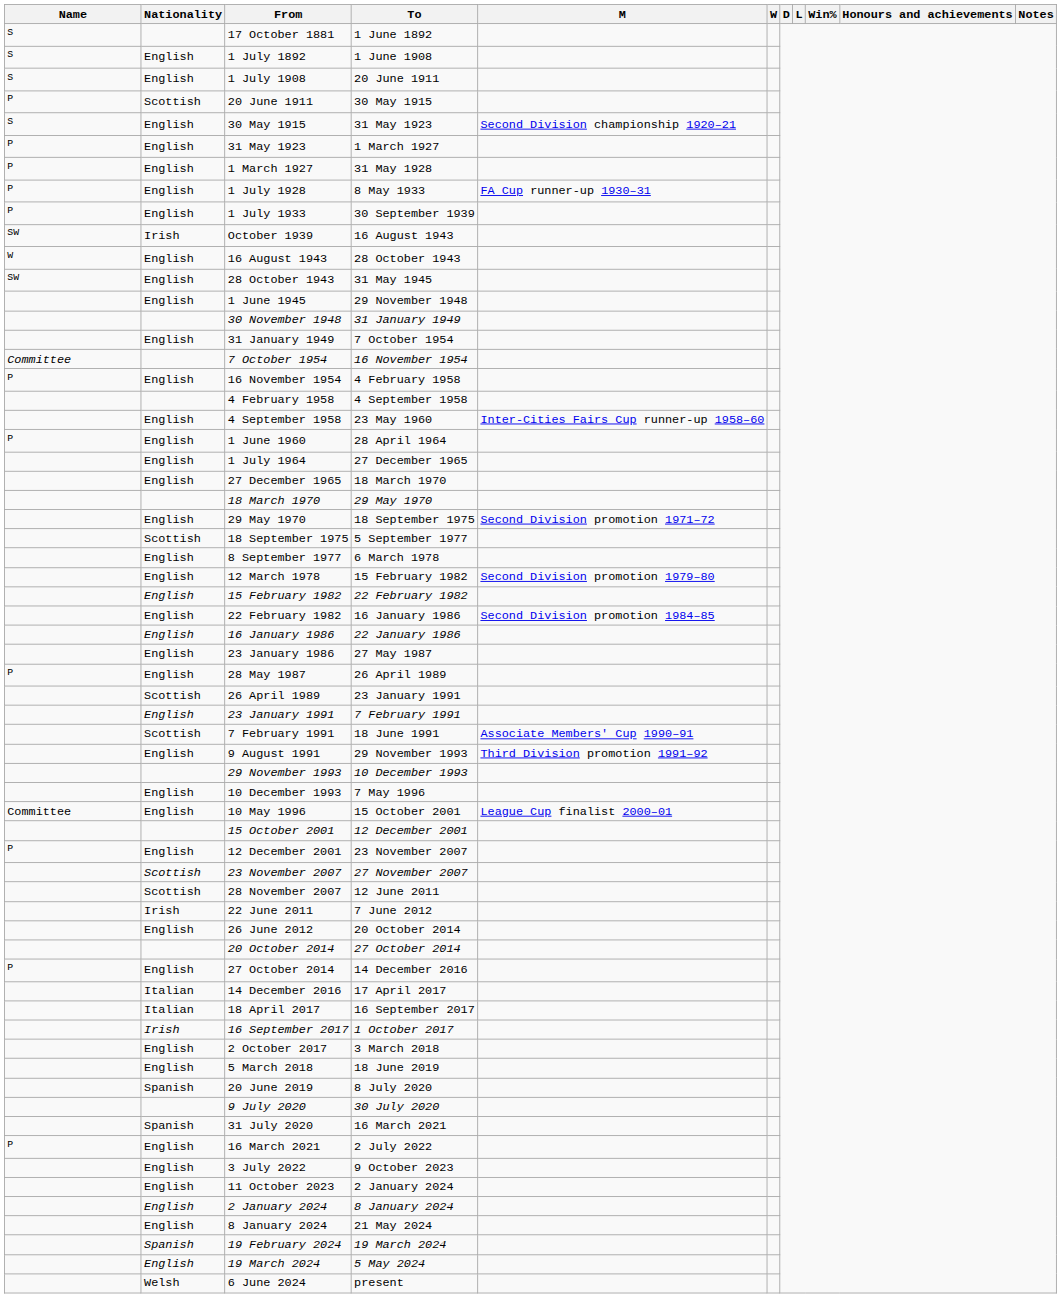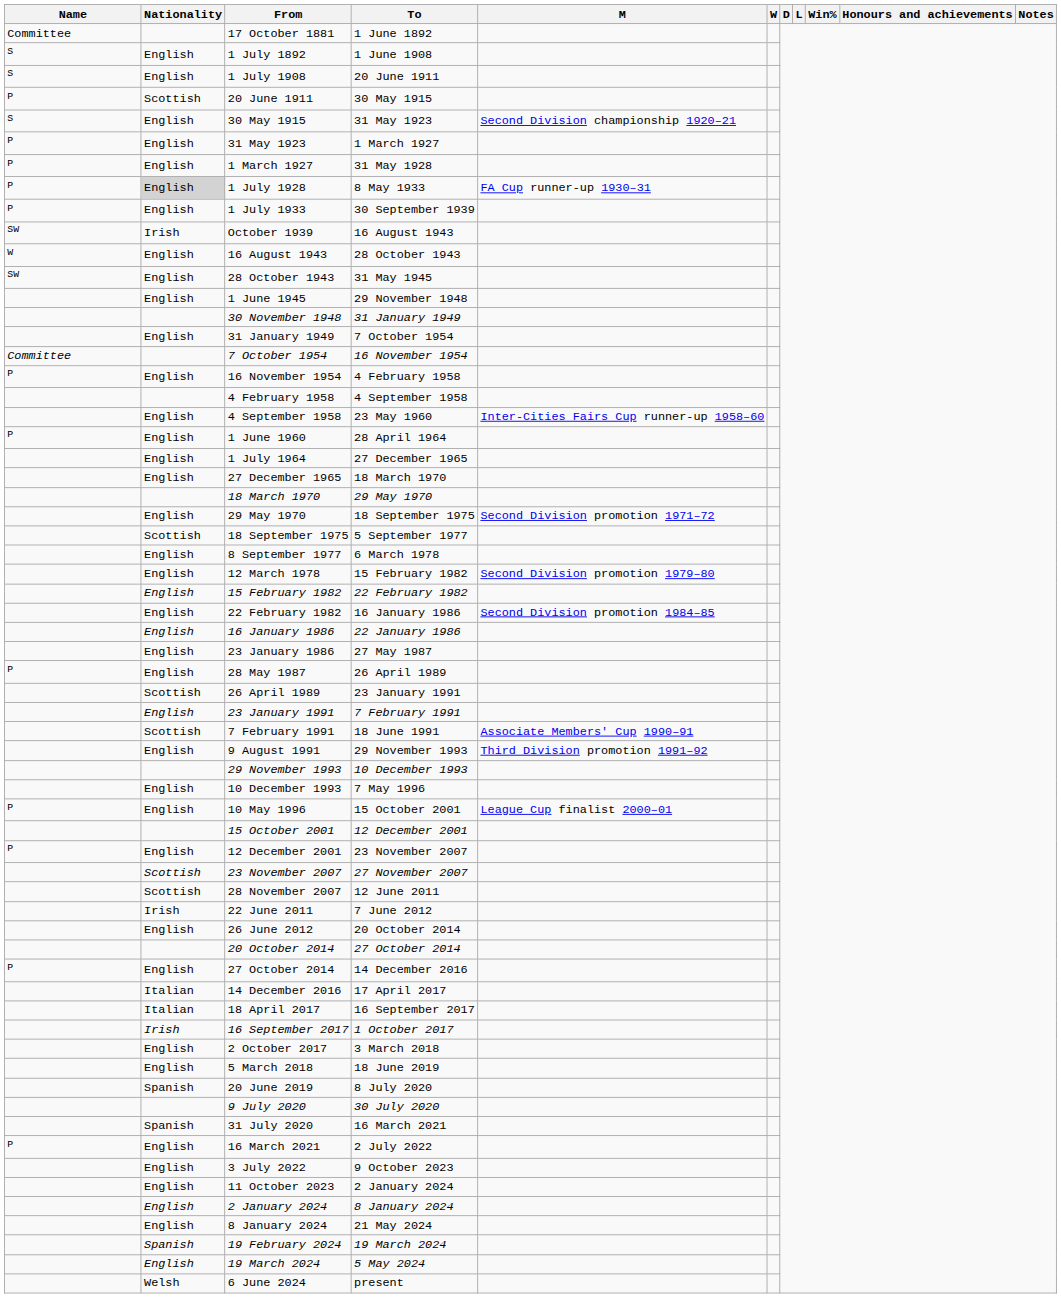(10, 32) S -> (39, 33) Committee
(169, 191) no background -> (169, 188) lightgrey background
(39, 811) Committee -> (10, 807) P
